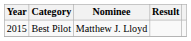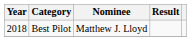(17, 28) 2015 -> (17, 28) 2018
